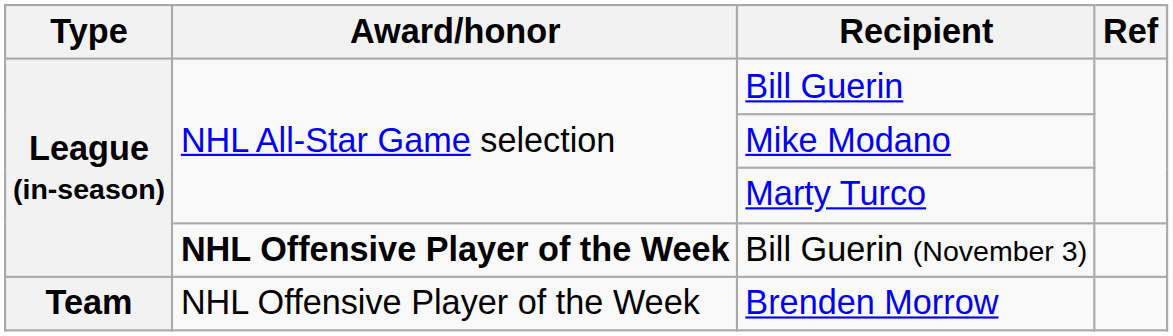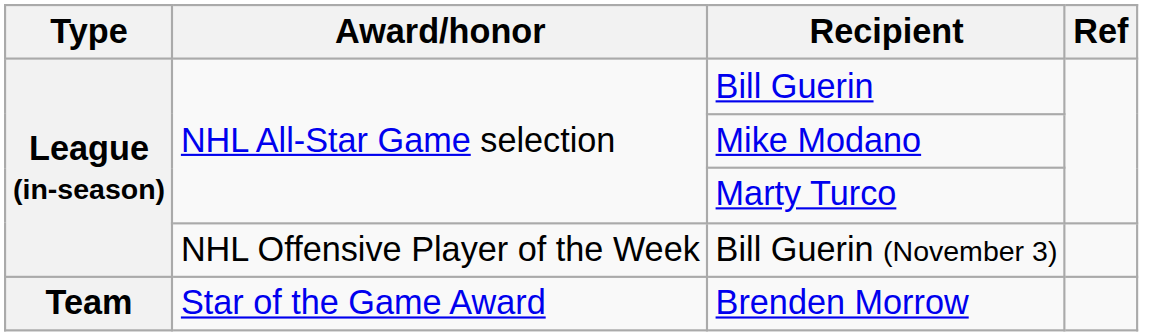(455, 248) bold -> (440, 248) normal
(440, 303) NHL Offensive Player of the Week -> (363, 303) Star of the Game Award
